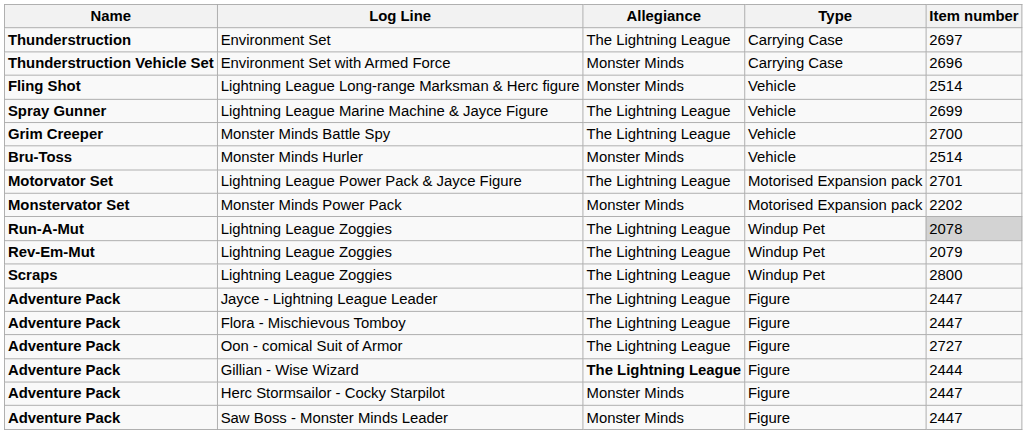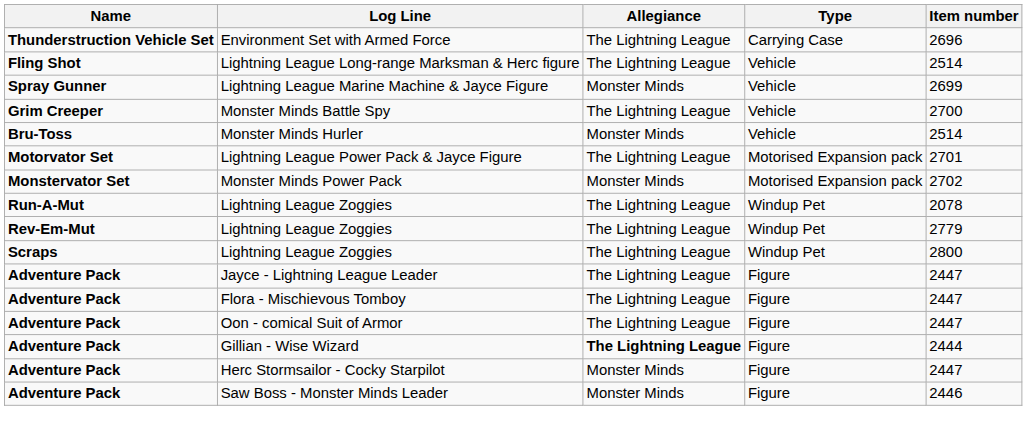- row: (69, 39)
(635, 63) Monster Minds -> (658, 39) The Lightning League
(635, 87) Monster Minds -> (658, 63) The Lightning League
(658, 110) The Lightning League -> (635, 87) Monster Minds
(946, 205) 2202 -> (946, 181) 2702
(946, 228) lightgrey background -> (946, 205) no background
(946, 252) 2079 -> (946, 228) 2779
(946, 346) 2727 -> (946, 323) 2447
(946, 417) 2447 -> (946, 393) 2446
